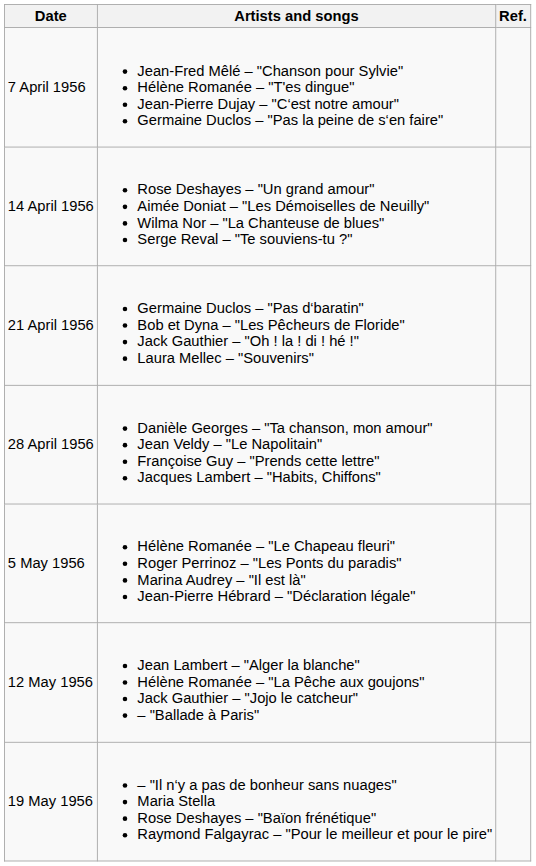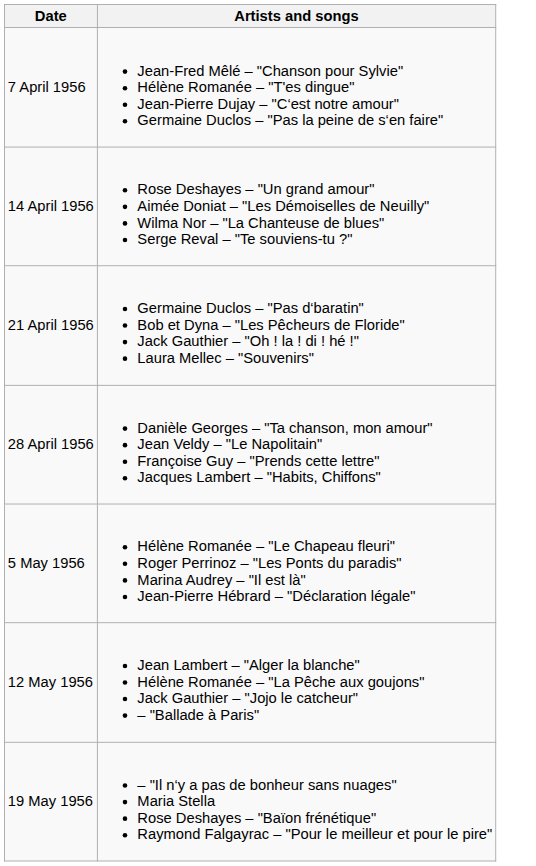- column: (513, 16)
